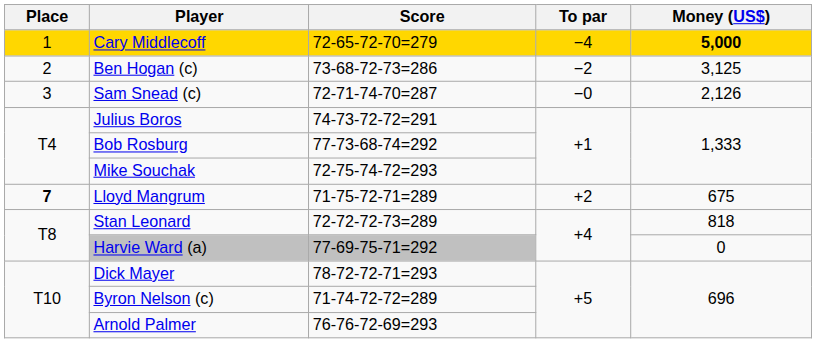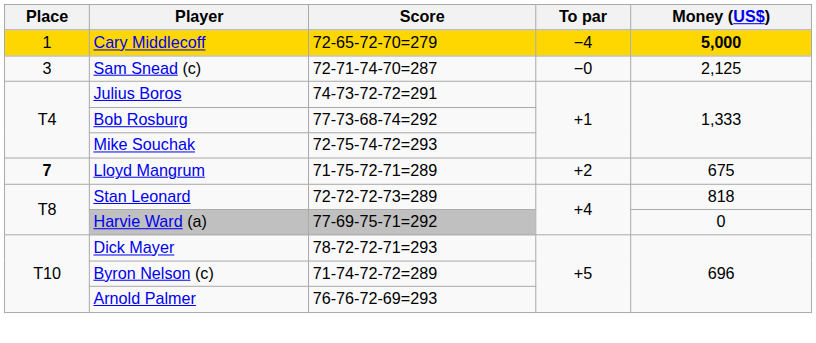- row: (146, 68)
(721, 94) 2,126 -> (721, 68) 2,125
